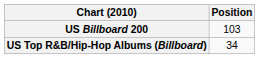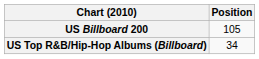(232, 29) 103 -> (232, 29) 105
